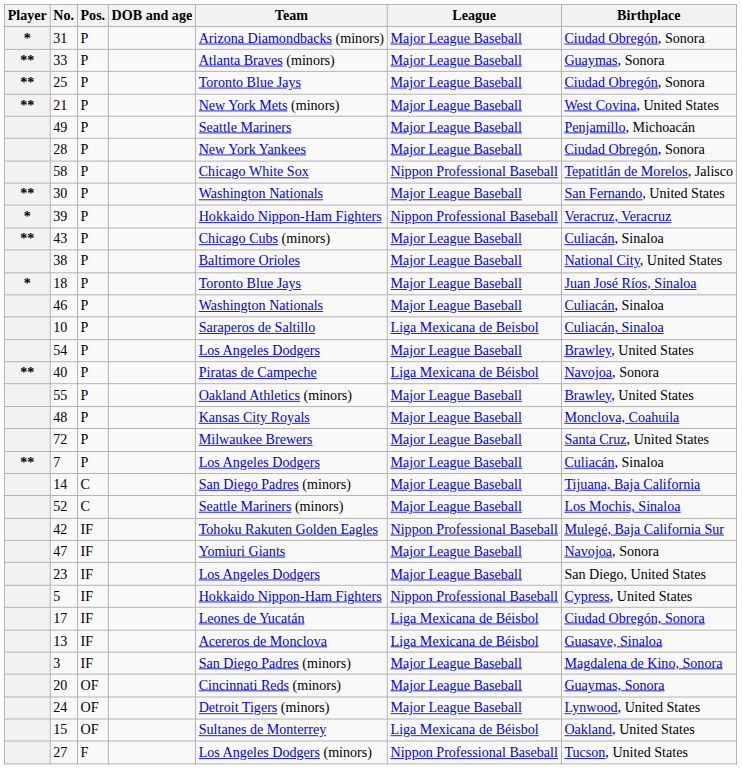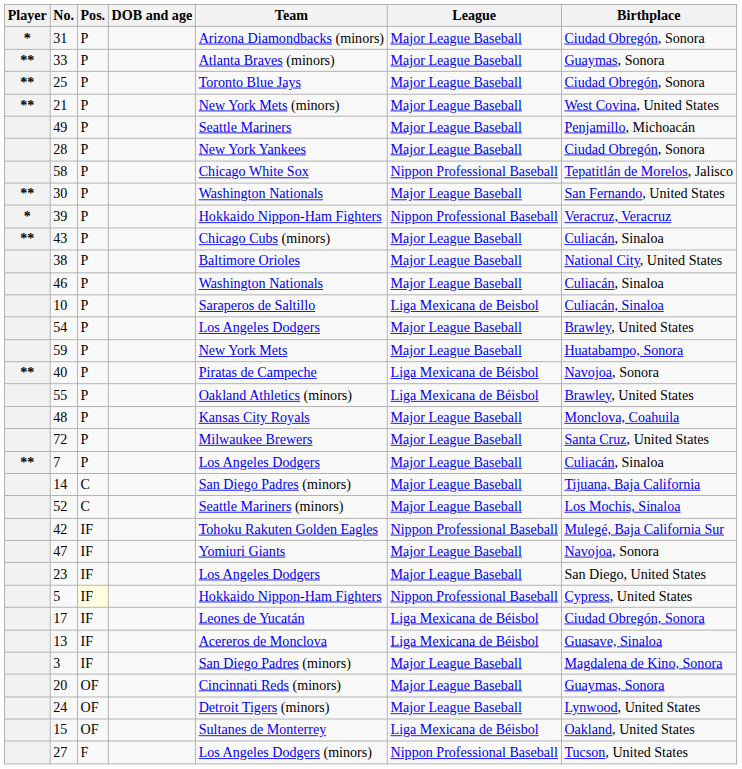- row: (60, 283)
+ row: (60, 350)
(456, 395) Major League Baseball -> (465, 395) Liga Mexicana de Béisbol
(87, 596) no background -> (87, 596) lightyellow background
